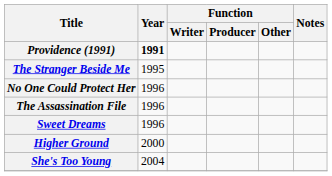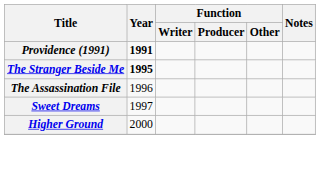(153, 69) normal -> (141, 69) bold
- row: (71, 87)
(153, 124) 1996 -> (141, 106) 1997
- row: (71, 161)
